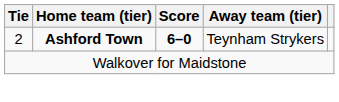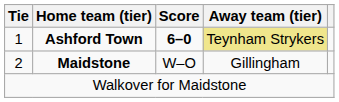(18, 39) 2 -> (18, 39) 1
(265, 39) no background -> (265, 39) khaki background
+ row: (94, 62)
